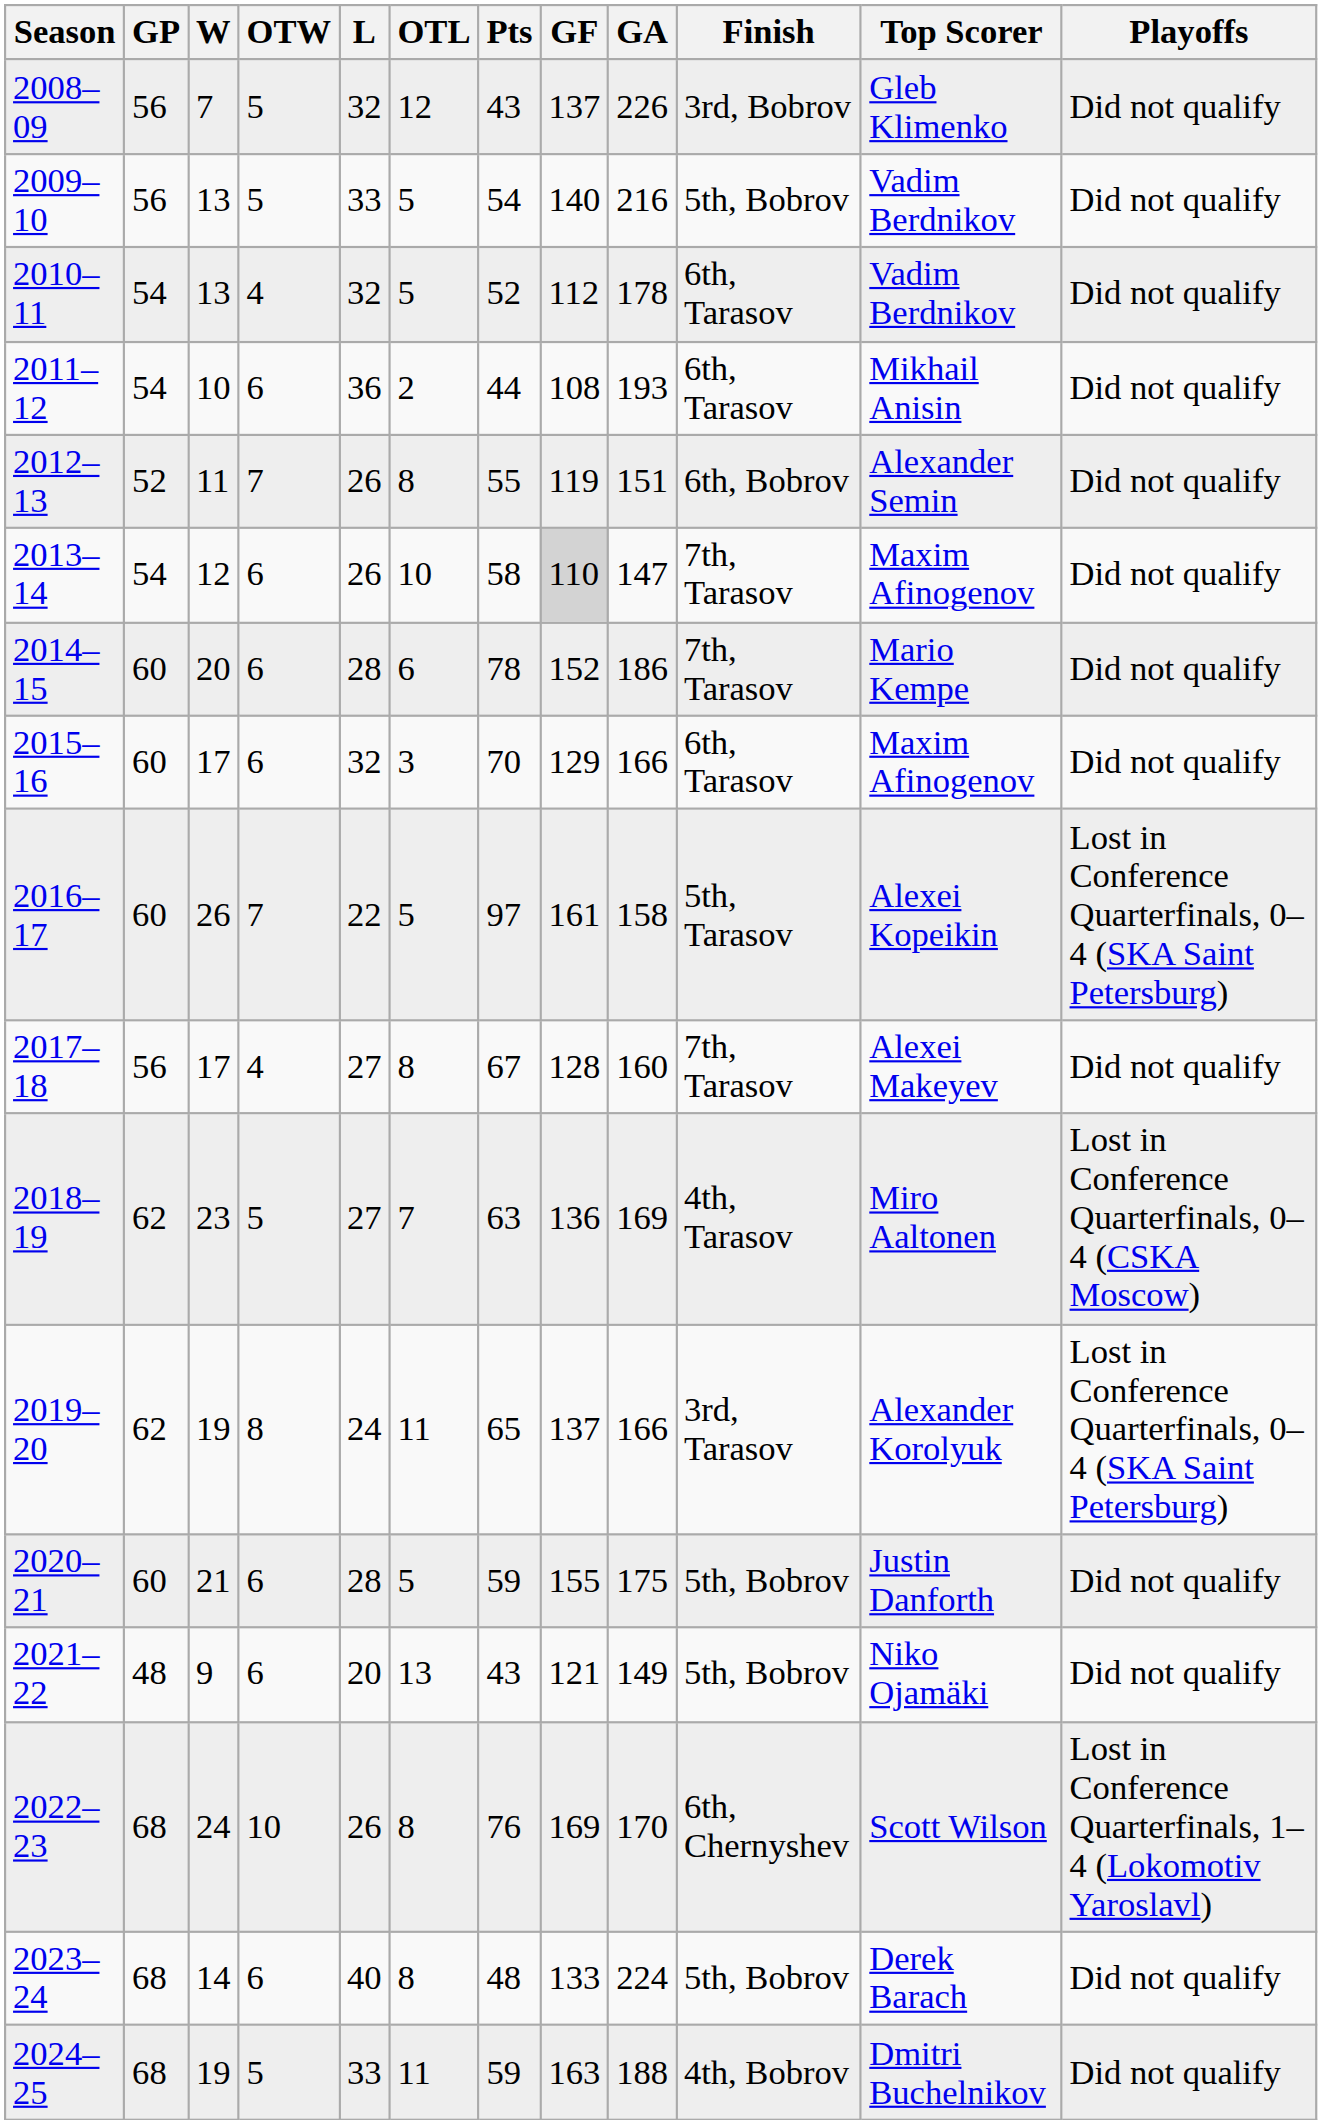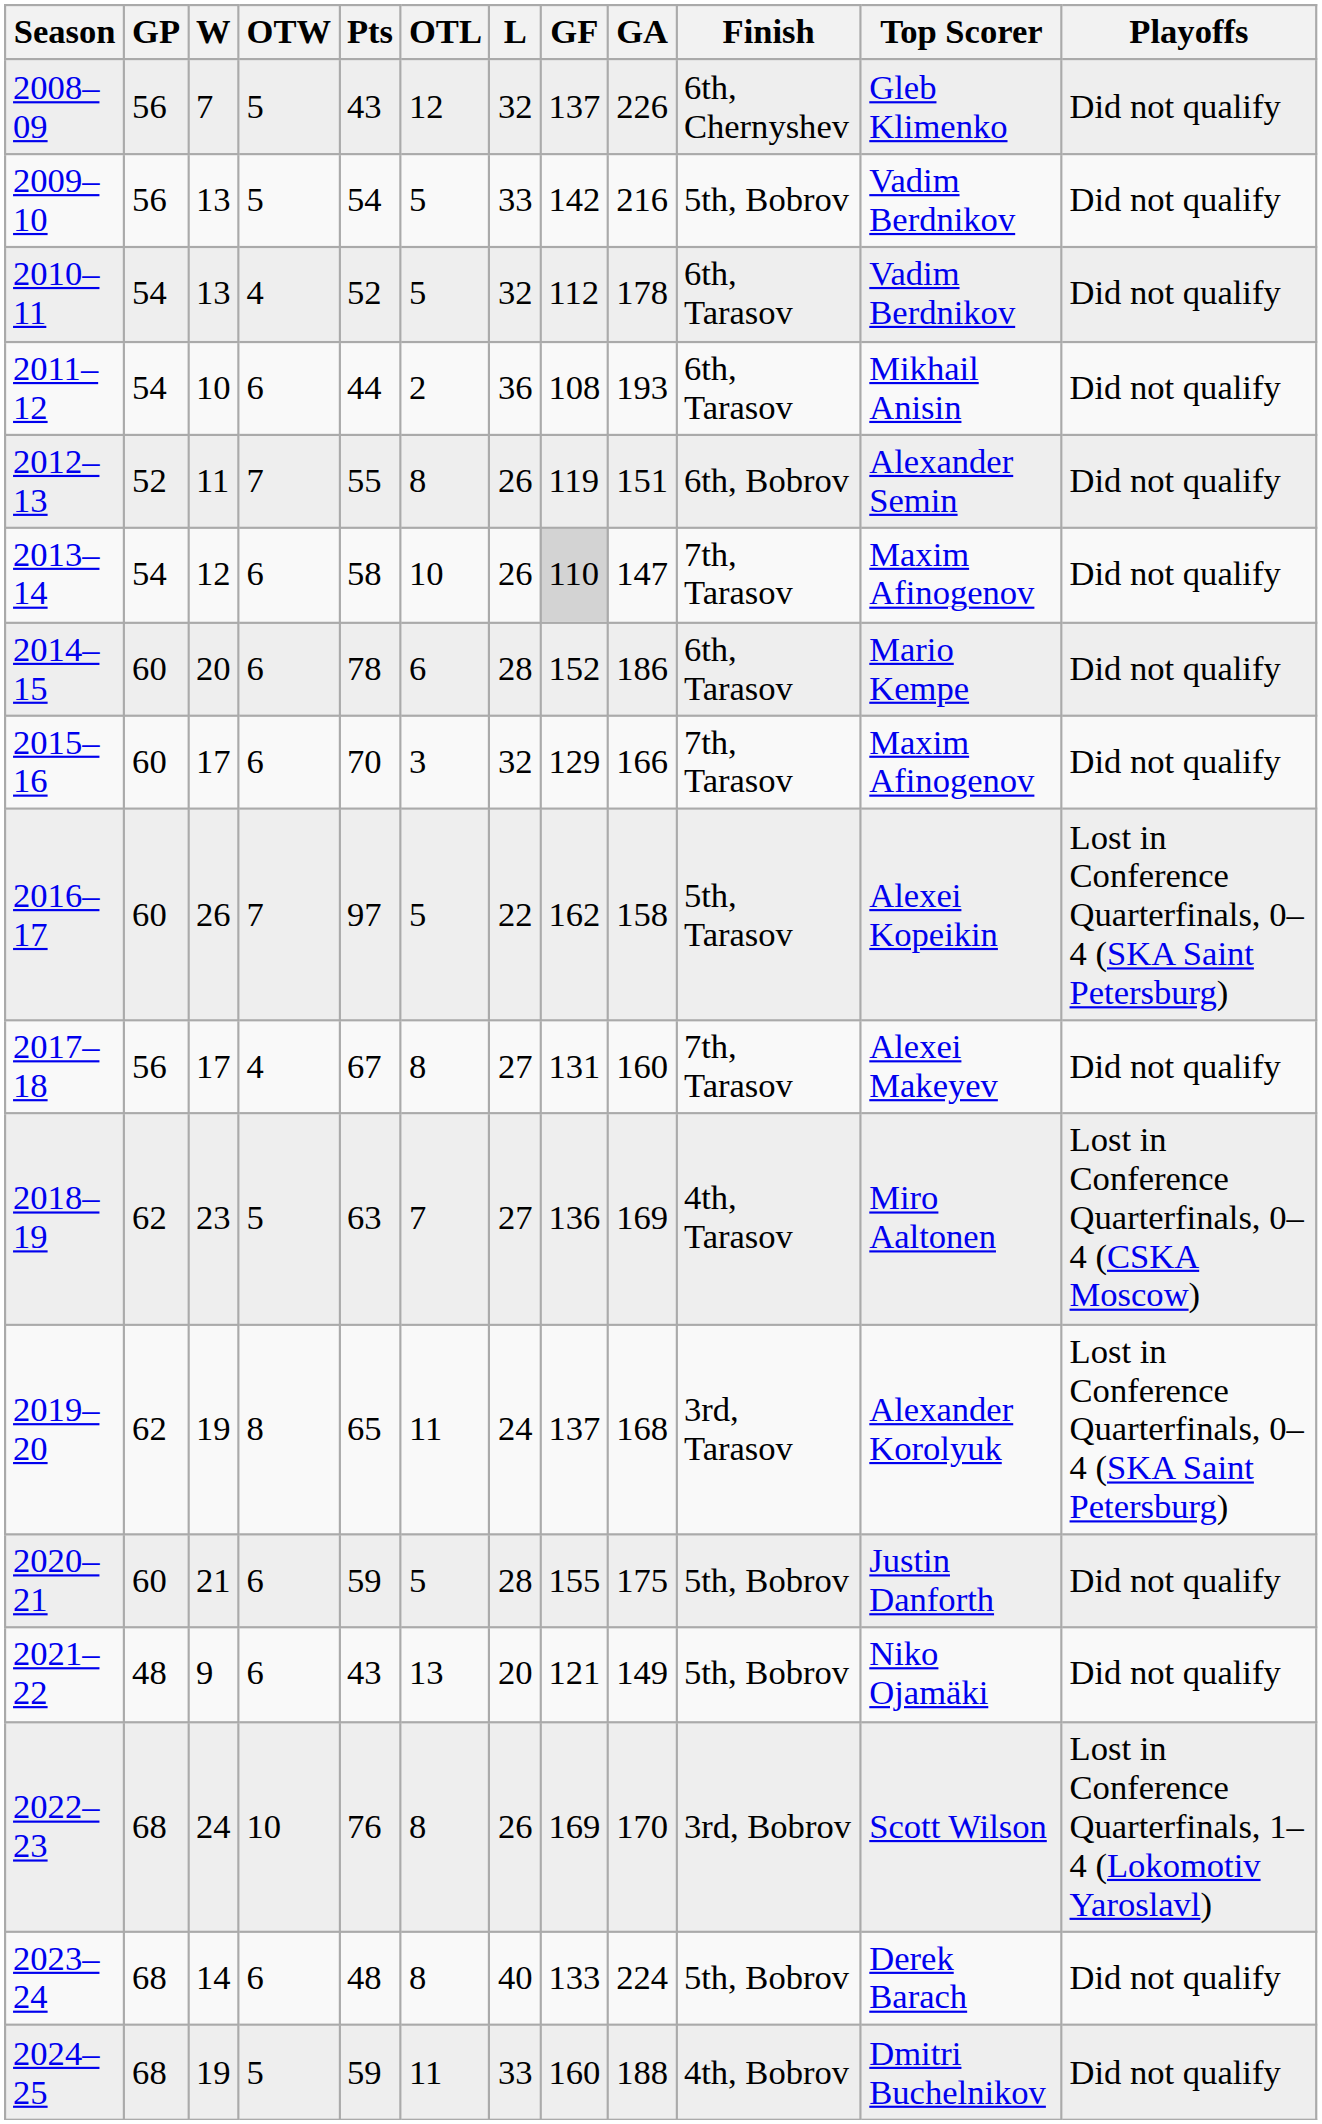columns swapped: (364, 31) <-> (509, 31)
(767, 106) 3rd, Bobrov -> (766, 106) 6th, Chernyshev
(574, 199) 140 -> (574, 199) 142
(738, 668) 7th, Tarasov -> (738, 668) 6th, Tarasov
(738, 761) 6th, Tarasov -> (738, 761) 7th, Tarasov
(574, 913) 161 -> (574, 913) 162
(574, 1066) 128 -> (574, 1066) 131
(642, 1428) 166 -> (642, 1428) 168
(766, 1826) 6th, Chernyshev -> (767, 1826) 3rd, Bobrov
(574, 2071) 163 -> (574, 2071) 160
